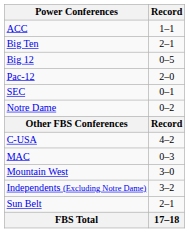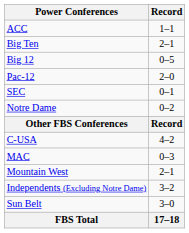(167, 172) 3–0 -> (167, 172) 2–1
(167, 204) 2–1 -> (167, 204) 3–0
